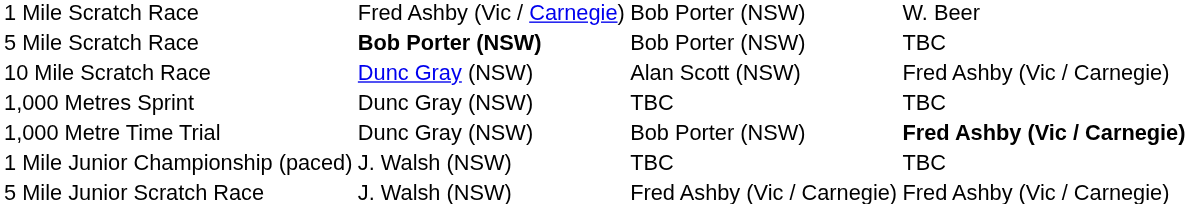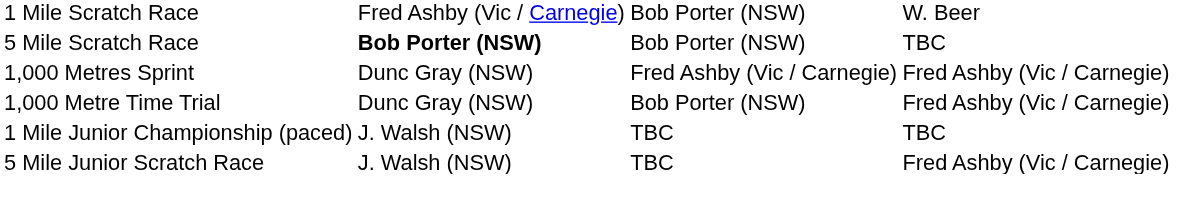- row: (107, 72)
(652, 102) TBC -> (764, 72) Fred Ashby (Vic / Carnegie)
(924, 102) TBC -> (1036, 72) Fred Ashby (Vic / Carnegie)
(1044, 132) bold -> (1036, 102) normal
(764, 192) Fred Ashby (Vic / Carnegie) -> (652, 162) TBC
